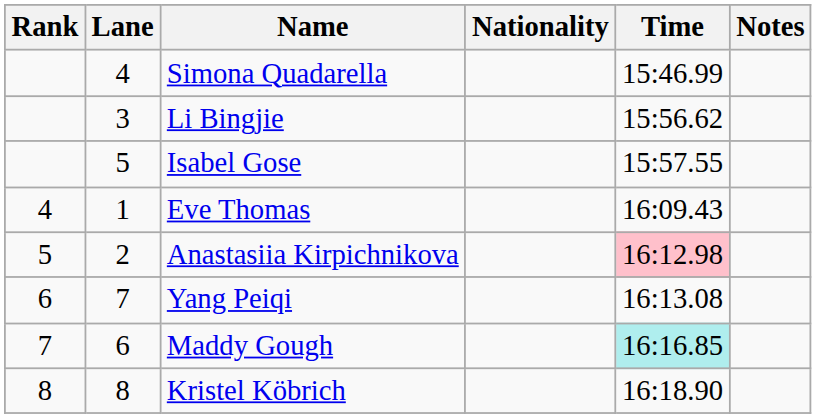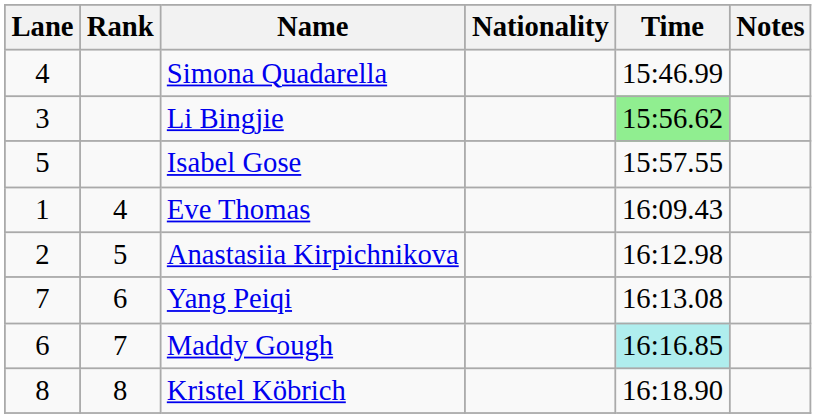columns swapped: (45, 27) <-> (123, 27)
(673, 118) no background -> (673, 118) lightgreen background
(673, 254) pink background -> (673, 254) no background
